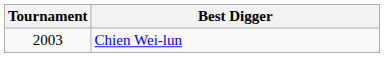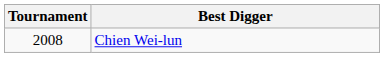(48, 40) 2003 -> (48, 40) 2008
